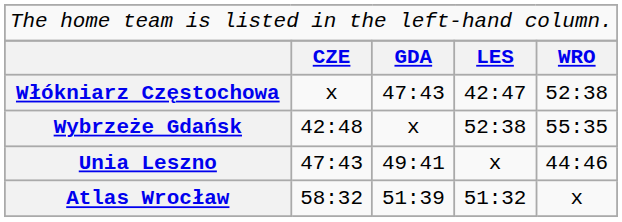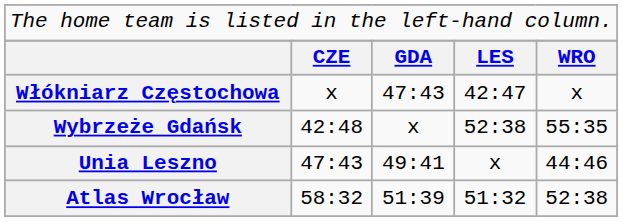(577, 93) 52:38 -> (577, 93) x
(577, 198) x -> (577, 198) 52:38
